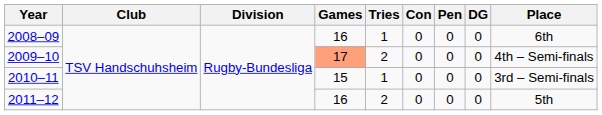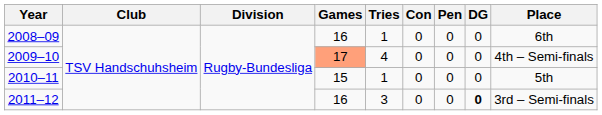(384, 57) 2 -> (384, 57) 4
(544, 78) 3rd – Semi-finals -> (544, 78) 5th
(384, 99) 2 -> (384, 99) 3
(478, 99) normal -> (478, 99) bold
(544, 99) 5th -> (544, 99) 3rd – Semi-finals
